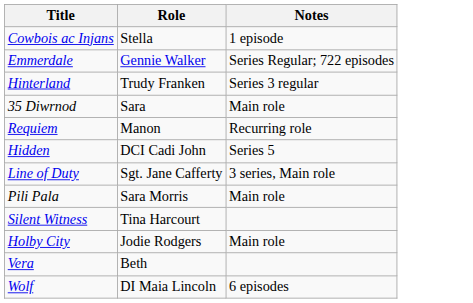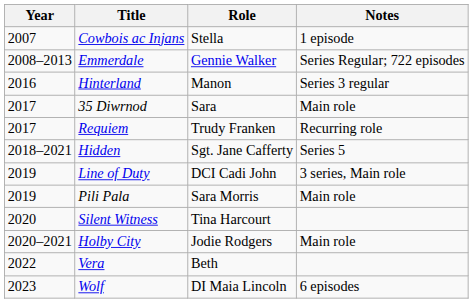+ column: (40, 15)
(163, 83) Trudy Franken -> (211, 83) Manon
(140, 128) Manon -> (233, 128) Trudy Franken
(163, 151) DCI Cadi John -> (242, 151) Sgt. Jane Cafferty
(171, 173) Sgt. Jane Cafferty -> (234, 173) DCI Cadi John
